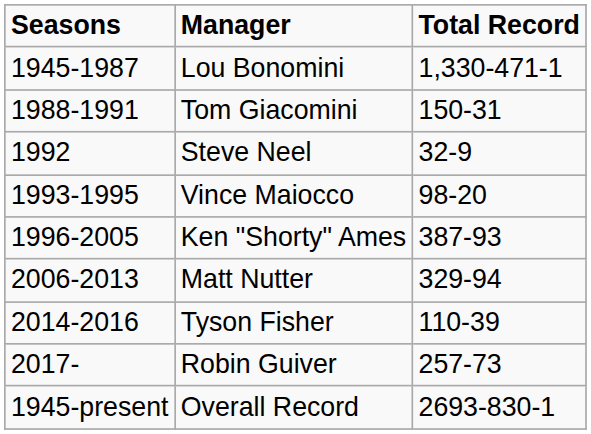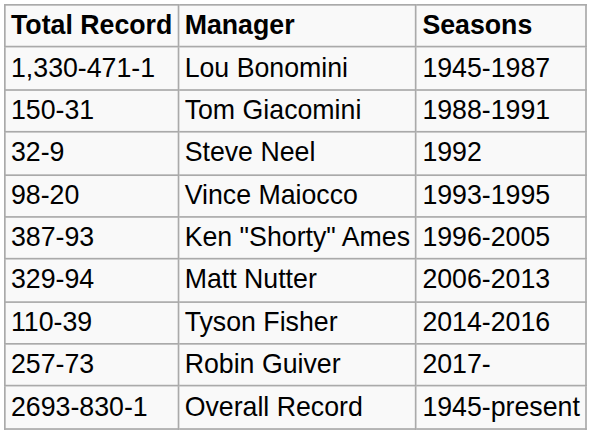columns swapped: (66, 25) <-> (499, 25)
